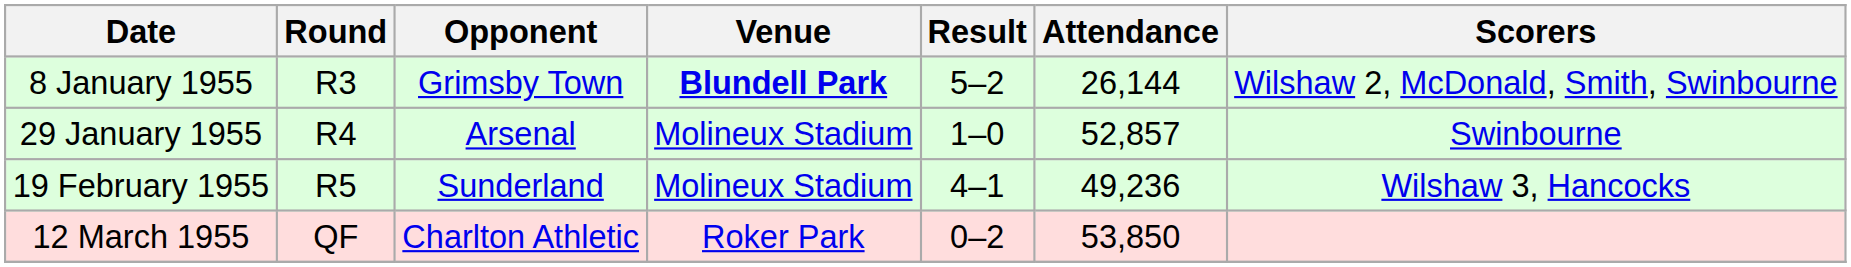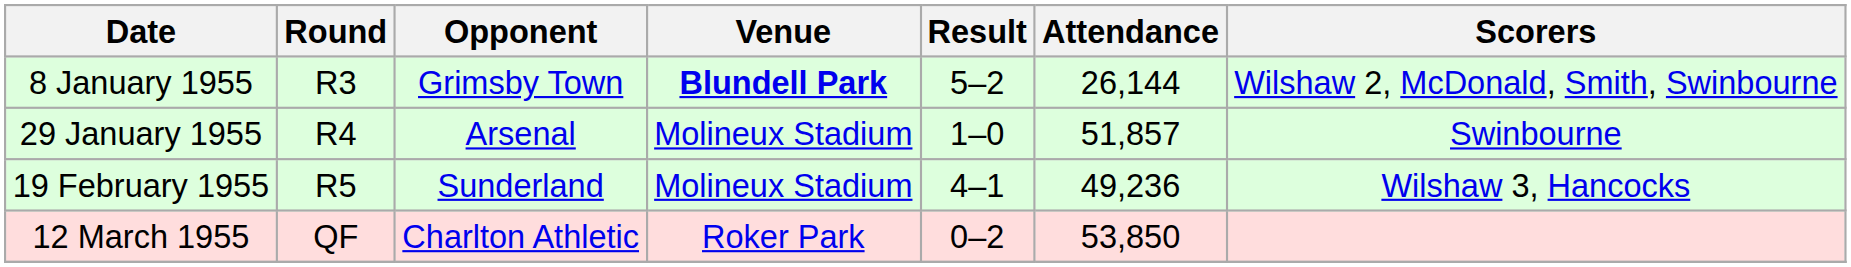(1131, 134) 52,857 -> (1131, 134) 51,857
